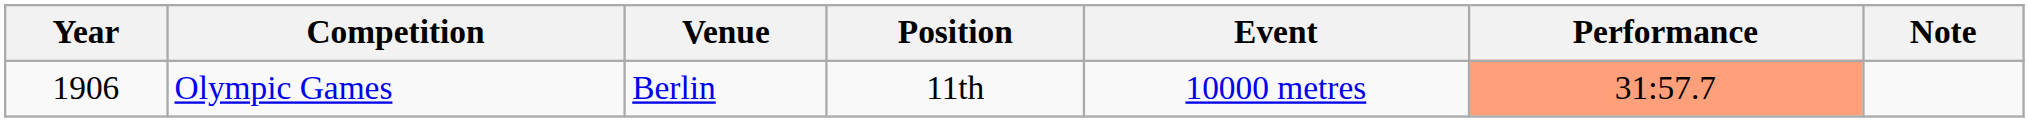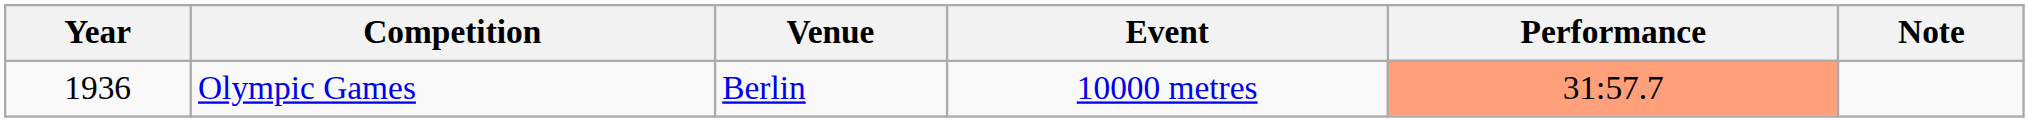- column: (955, 32)
(86, 87) 1906 -> (98, 87) 1936
